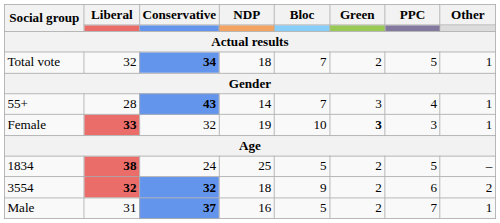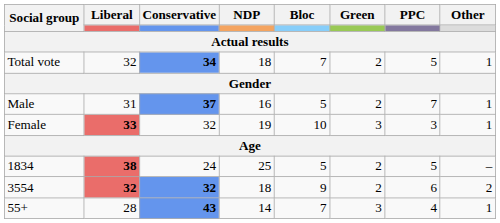rows swapped: (21, 208) <-> (18, 104)
(379, 124) bold -> (379, 124) normal
